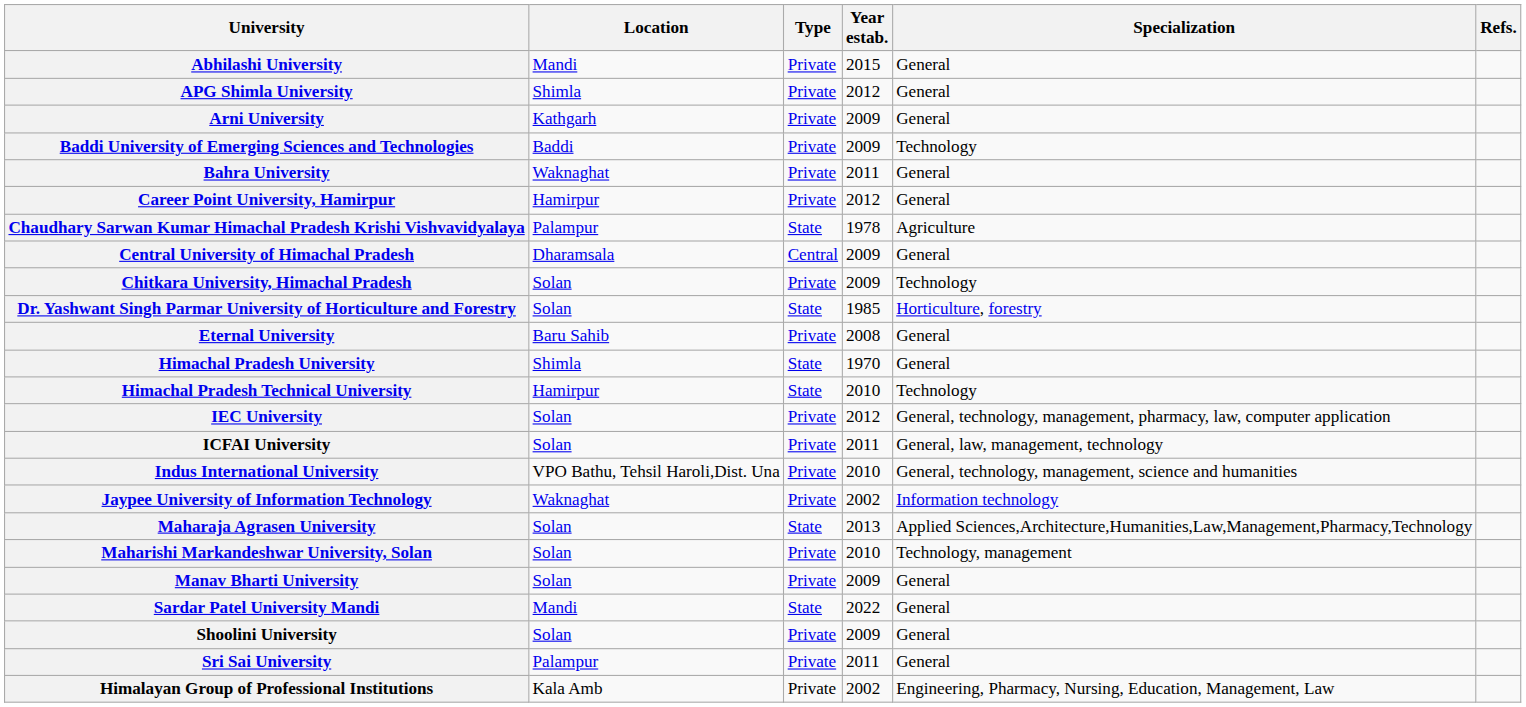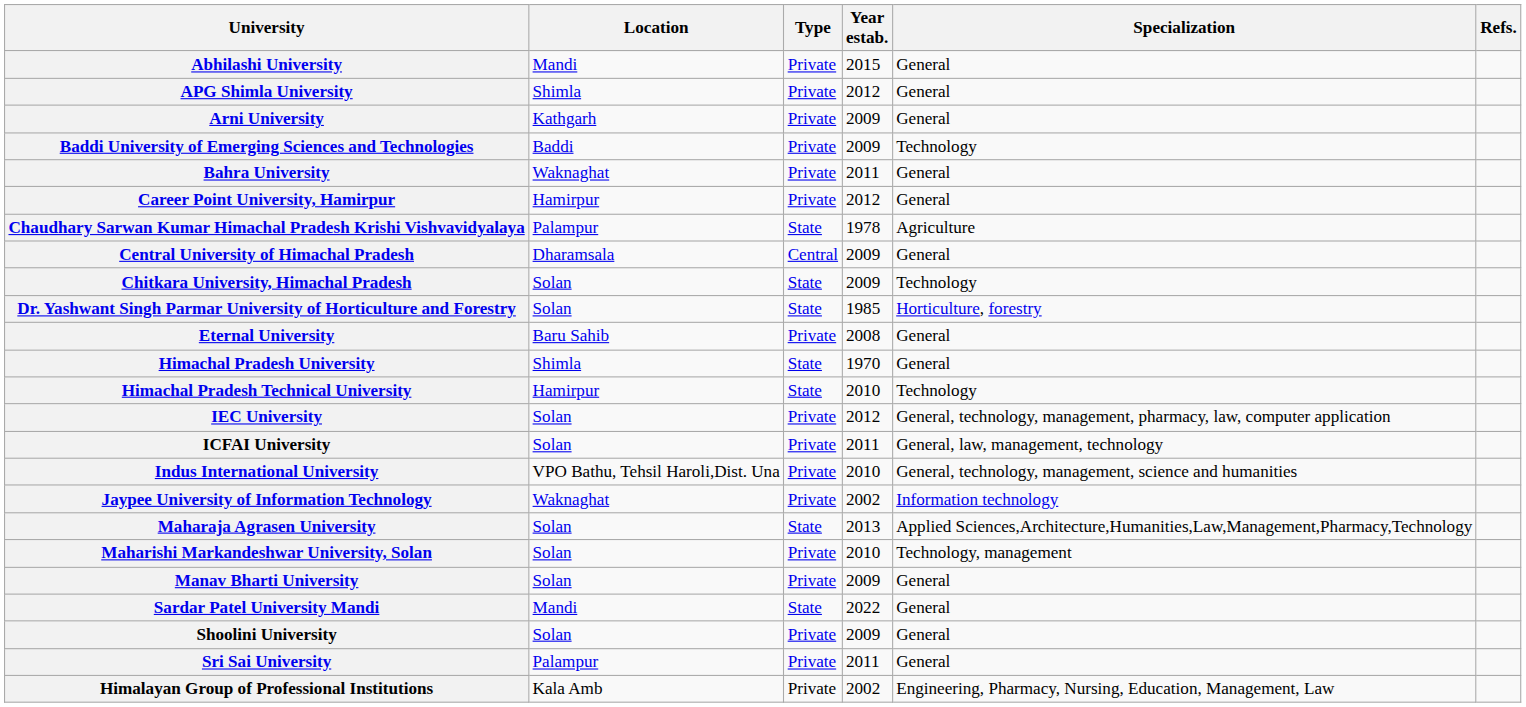(812, 281) Private -> (805, 281) State
